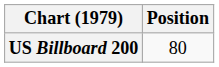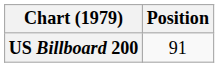(178, 47) 80 -> (178, 47) 91
